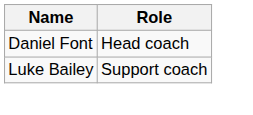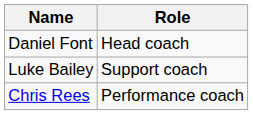+ row: (49, 95)
